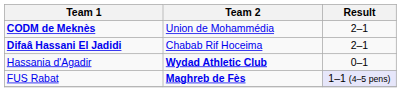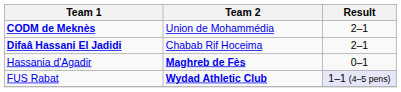(216, 62) Wydad Athletic Club -> (206, 62) Maghreb de Fès
(206, 78) Maghreb de Fès -> (216, 78) Wydad Athletic Club
